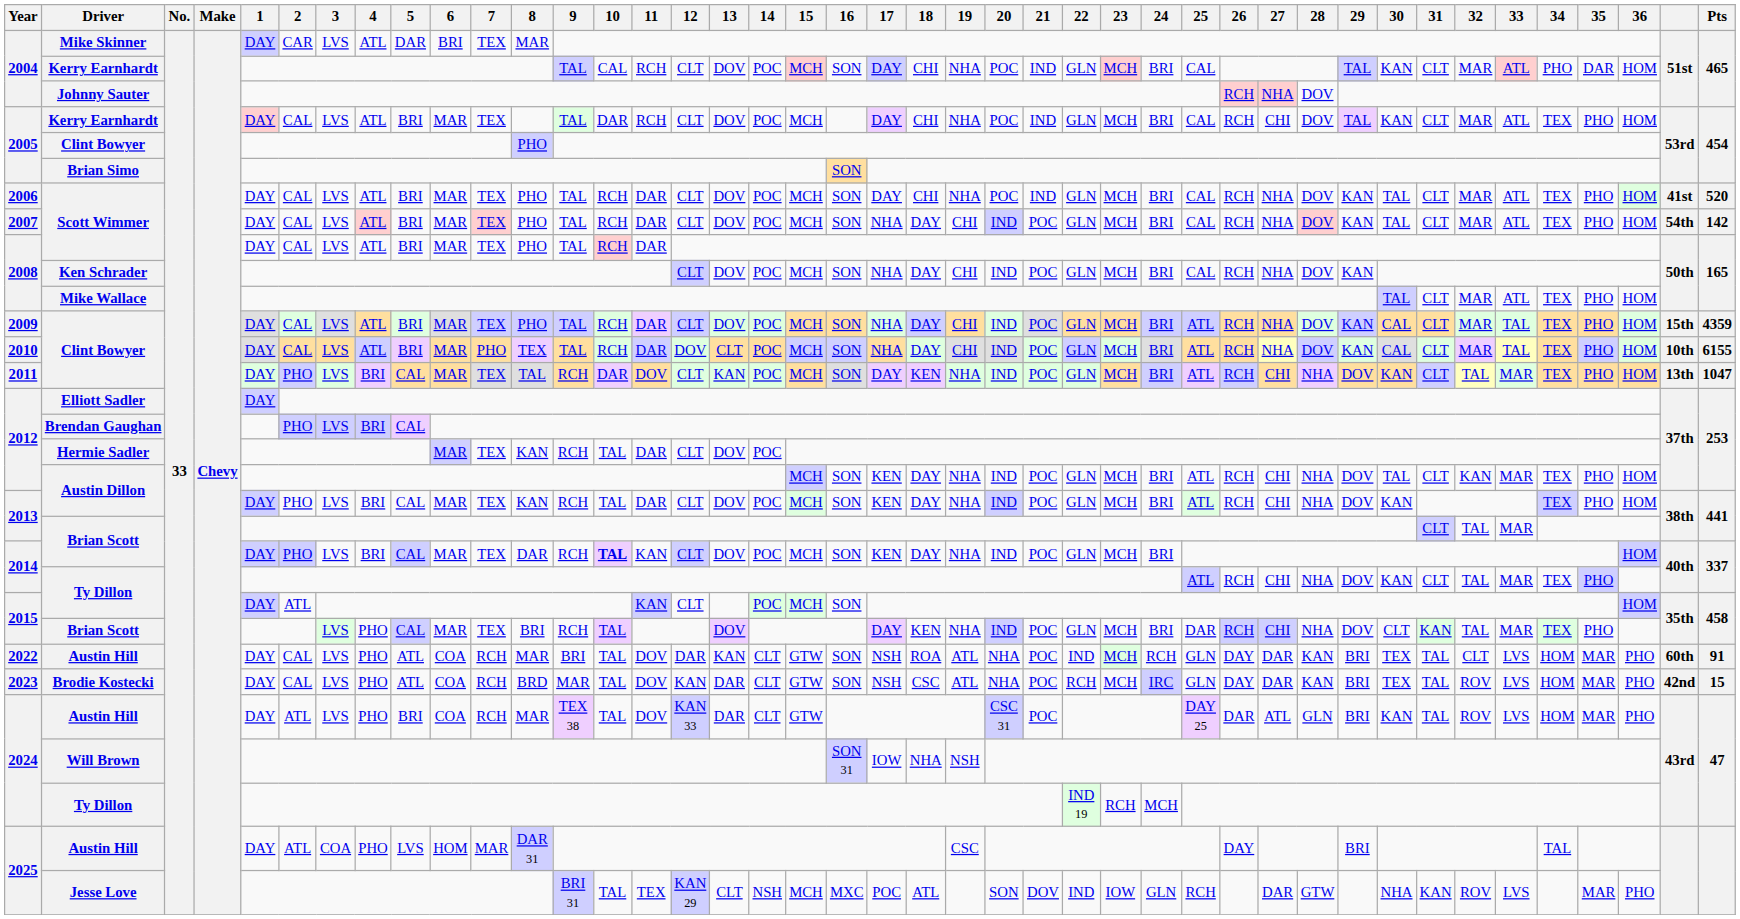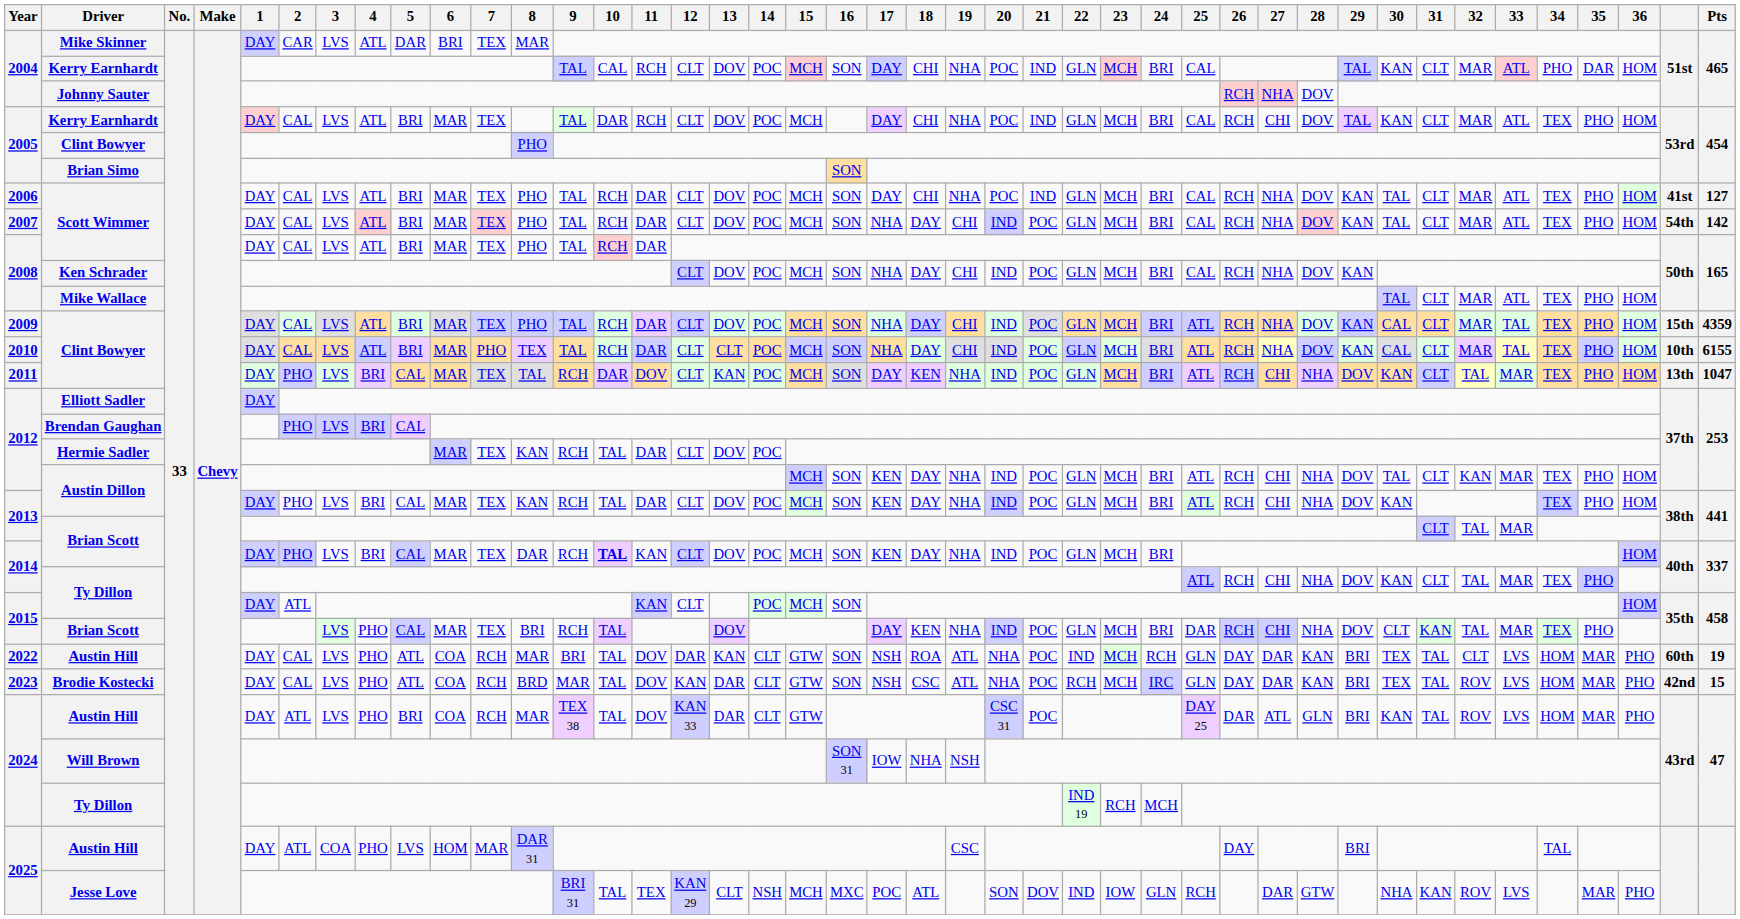(1717, 196) 520 -> (1717, 196) 127
(690, 349) DOV -> (690, 349) CLT
(1717, 656) 91 -> (1717, 656) 19
